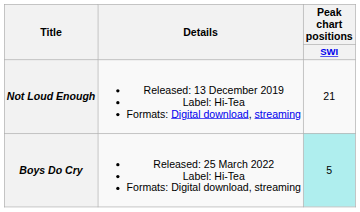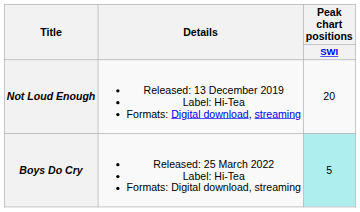(329, 96) 21 -> (329, 96) 20
